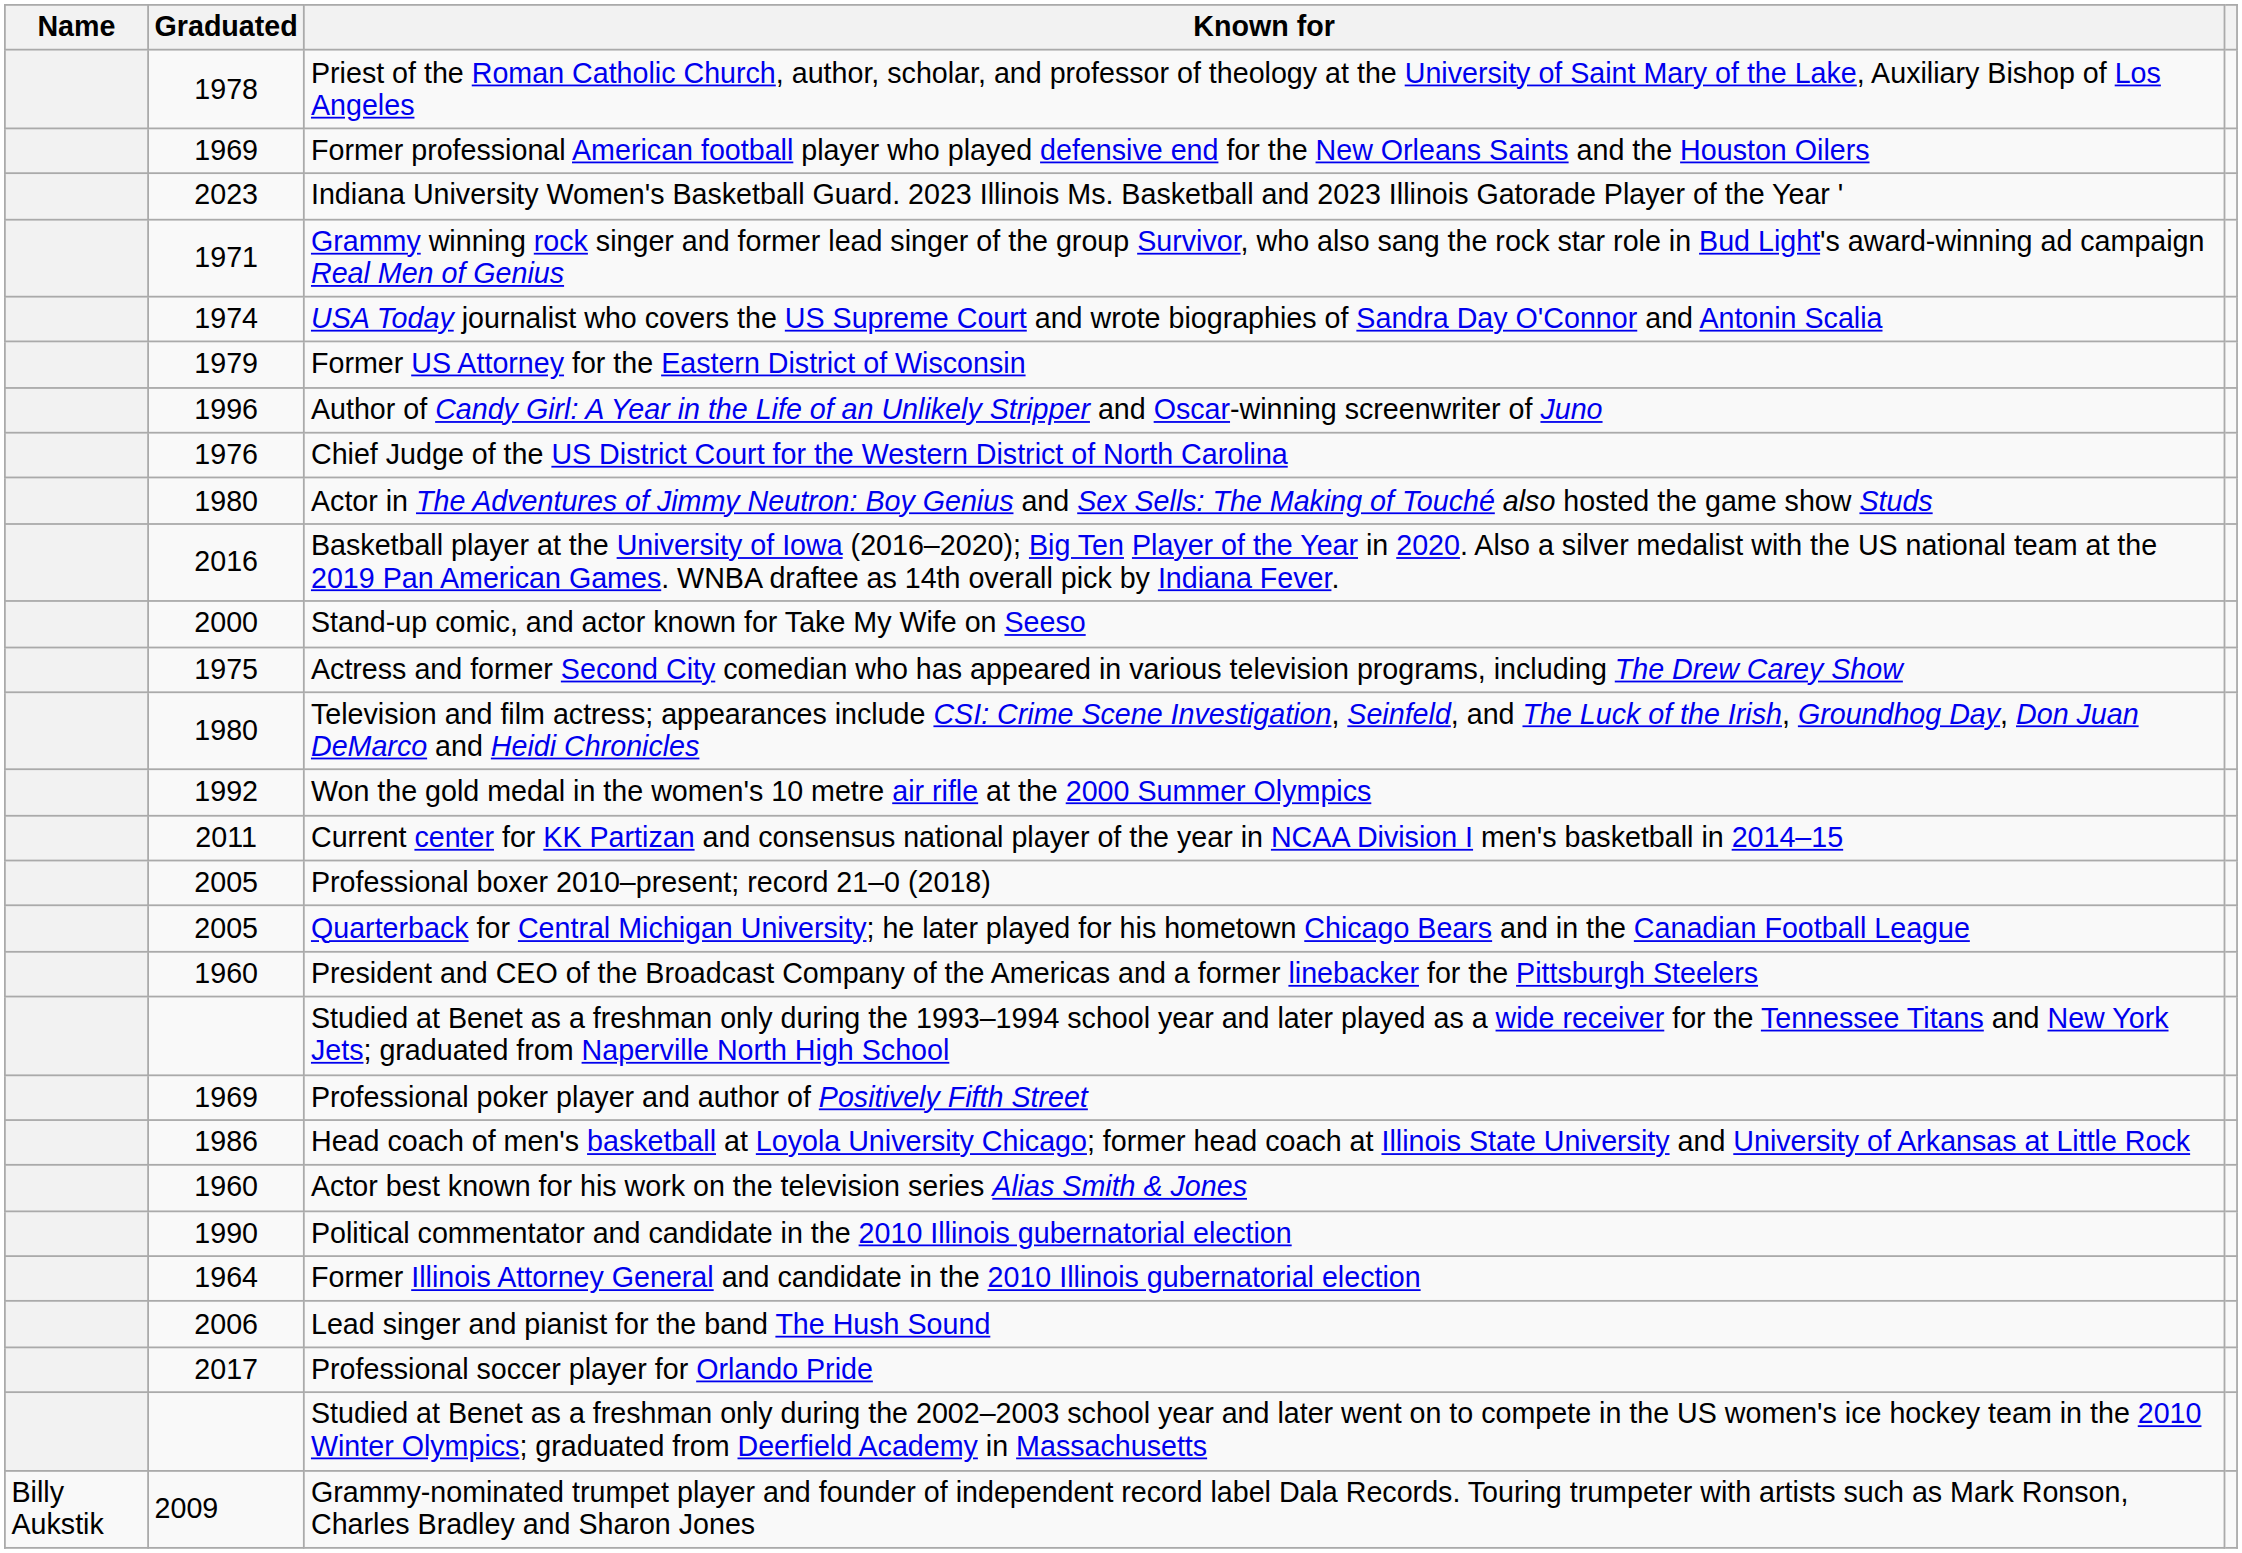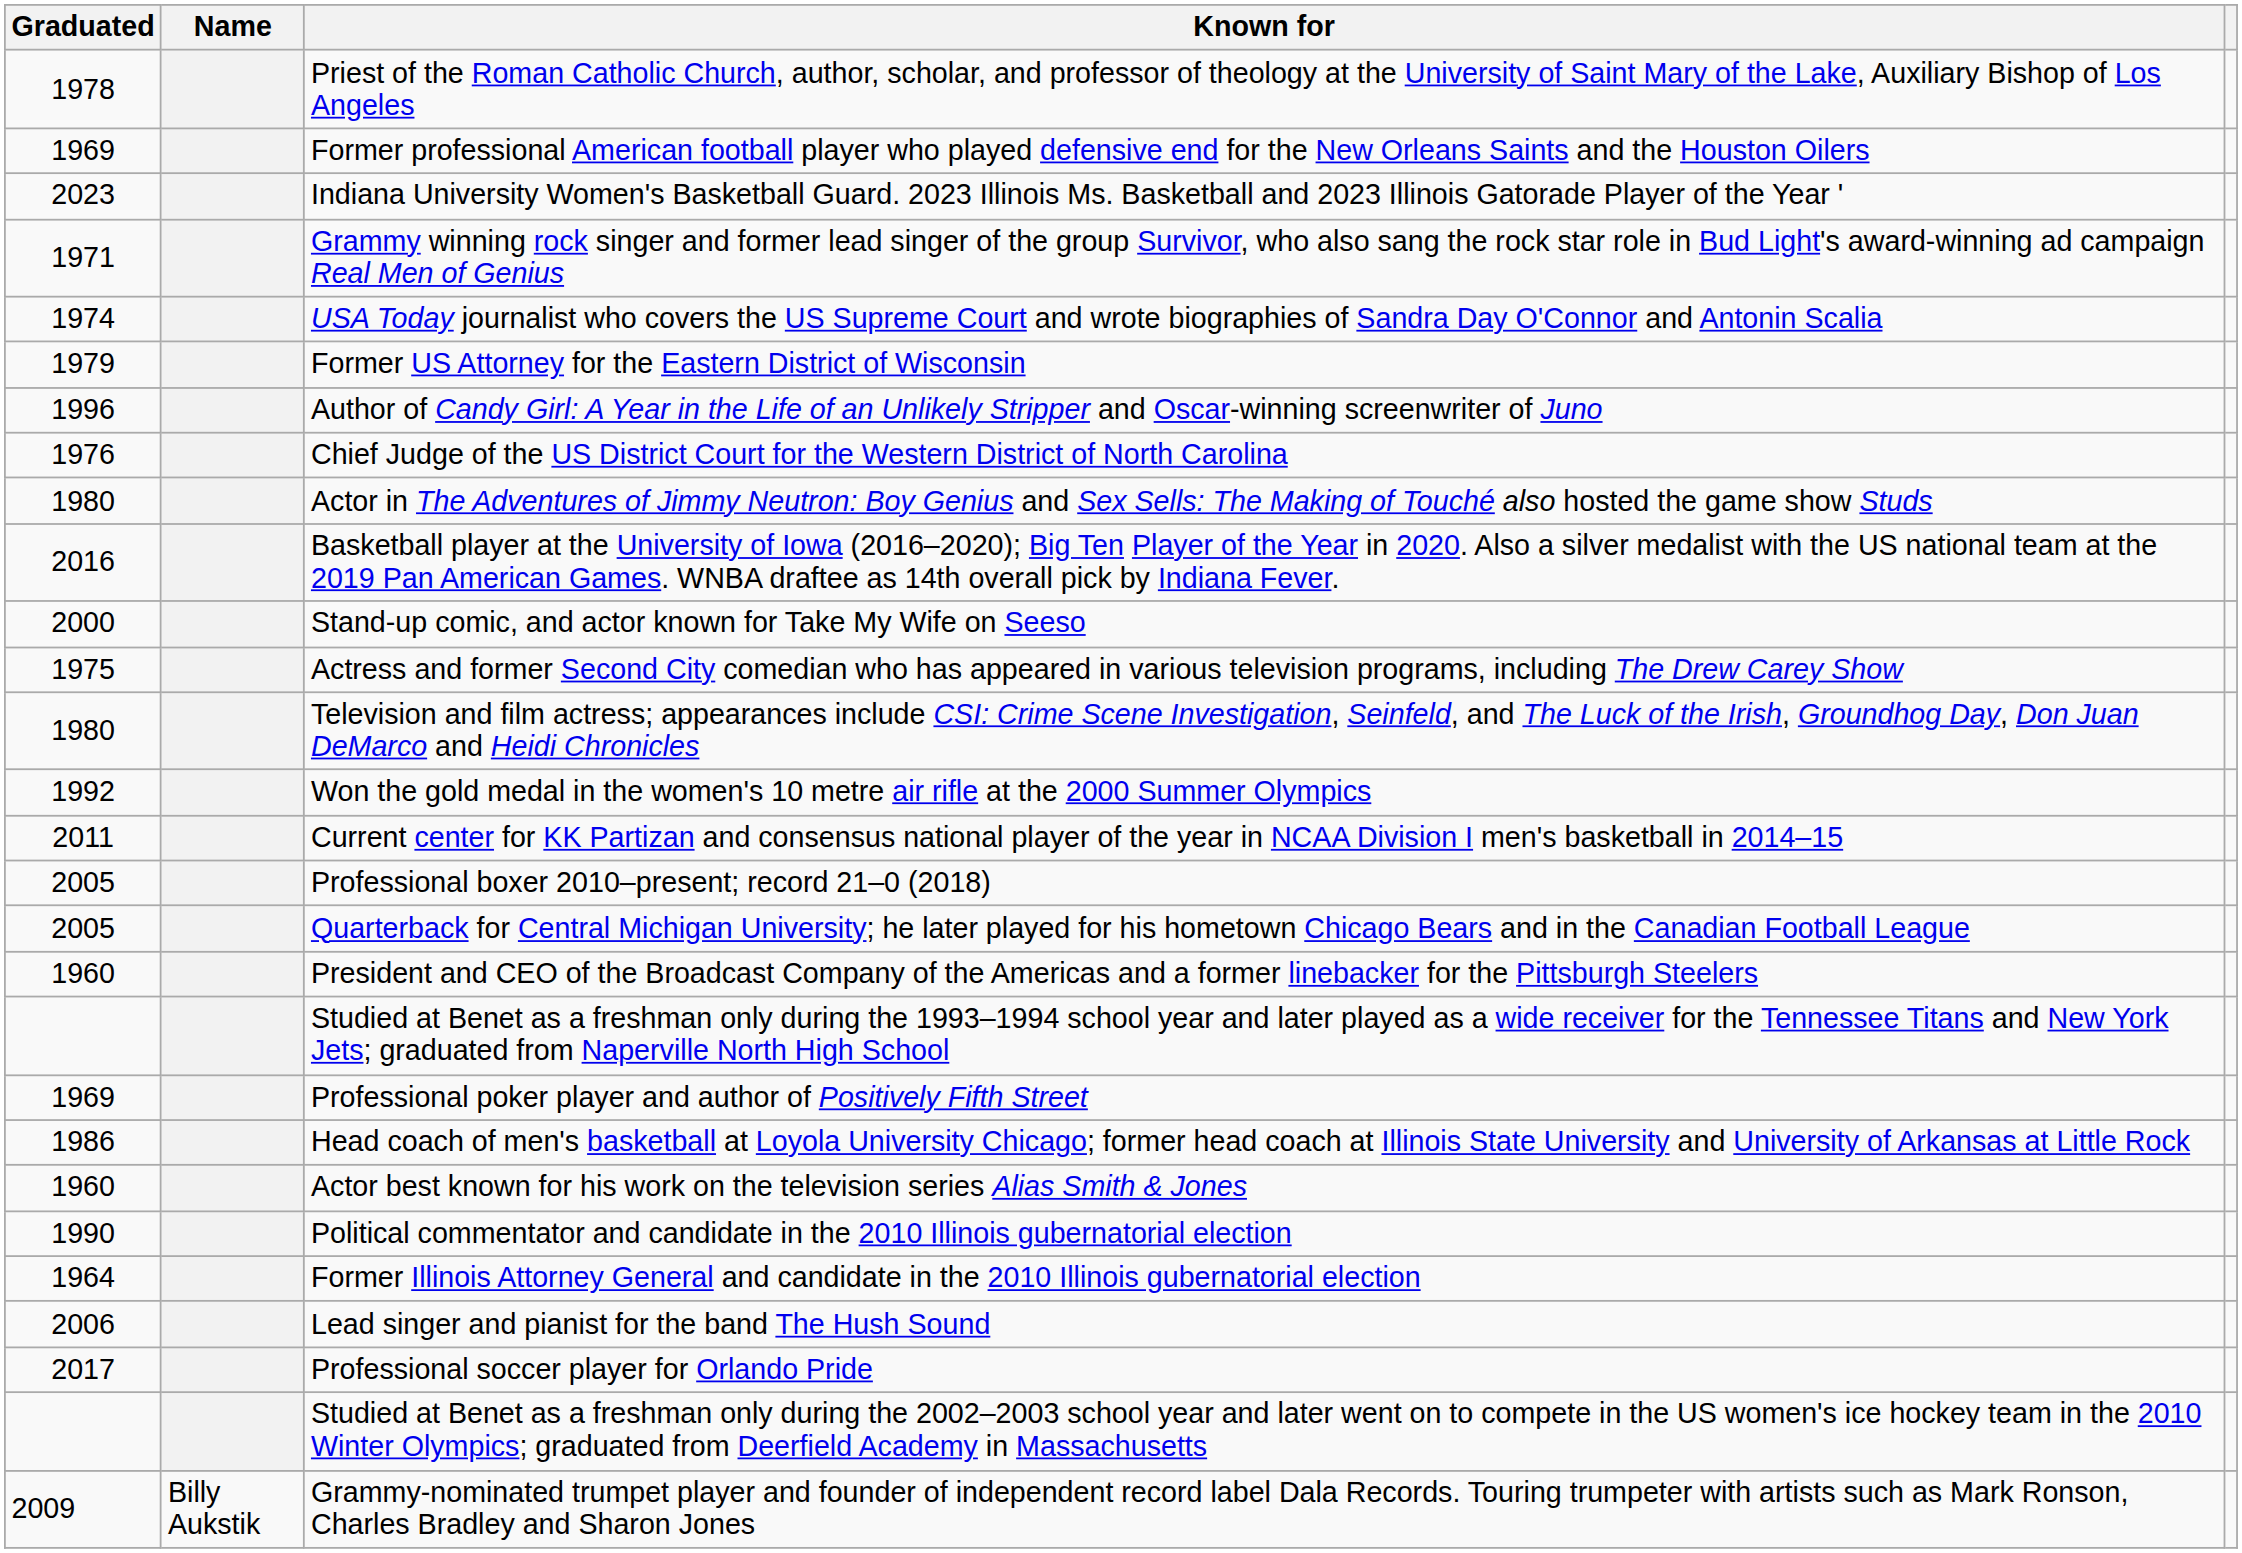columns swapped: (76, 27) <-> (226, 27)
